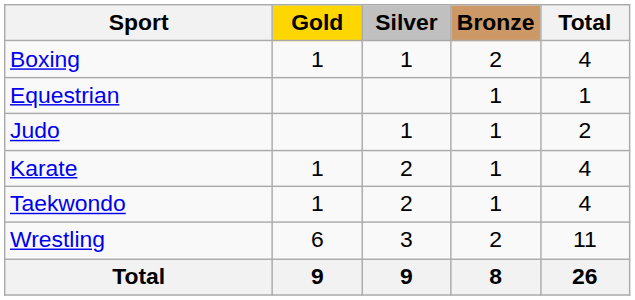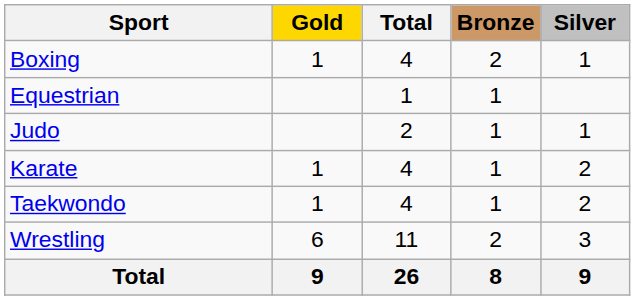columns swapped: (406, 22) <-> (585, 22)
